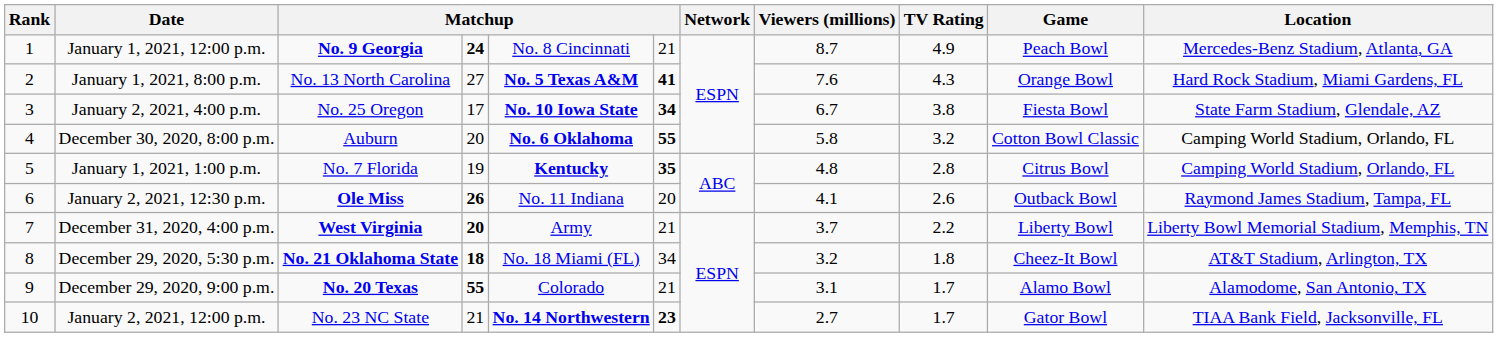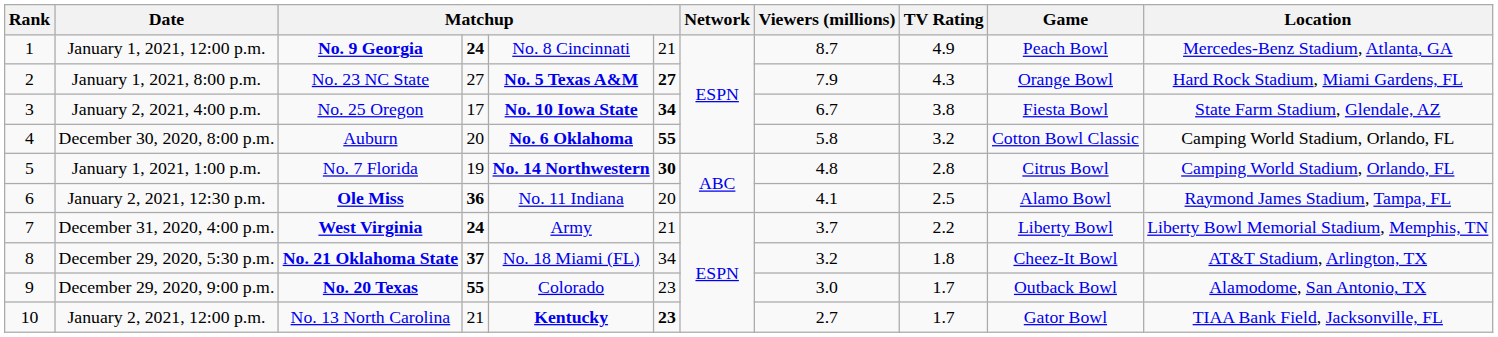(370, 78) No. 13 North Carolina -> (370, 78) No. 23 NC State
(667, 78) 41 -> (667, 78) 27
(827, 78) 7.6 -> (827, 78) 7.9
(571, 168) Kentucky -> (571, 168) No. 14 Northwestern
(667, 168) 35 -> (667, 168) 30
(475, 198) 26 -> (475, 198) 36
(944, 198) 2.6 -> (944, 198) 2.5
(1065, 198) Outback Bowl -> (1065, 198) Alamo Bowl
(475, 227) 20 -> (475, 227) 24
(475, 257) 18 -> (475, 257) 37
(667, 287) 21 -> (667, 287) 23
(827, 287) 3.1 -> (827, 287) 3.0
(1065, 287) Alamo Bowl -> (1065, 287) Outback Bowl
(370, 317) No. 23 NC State -> (370, 317) No. 13 North Carolina
(571, 317) No. 14 Northwestern -> (571, 317) Kentucky
